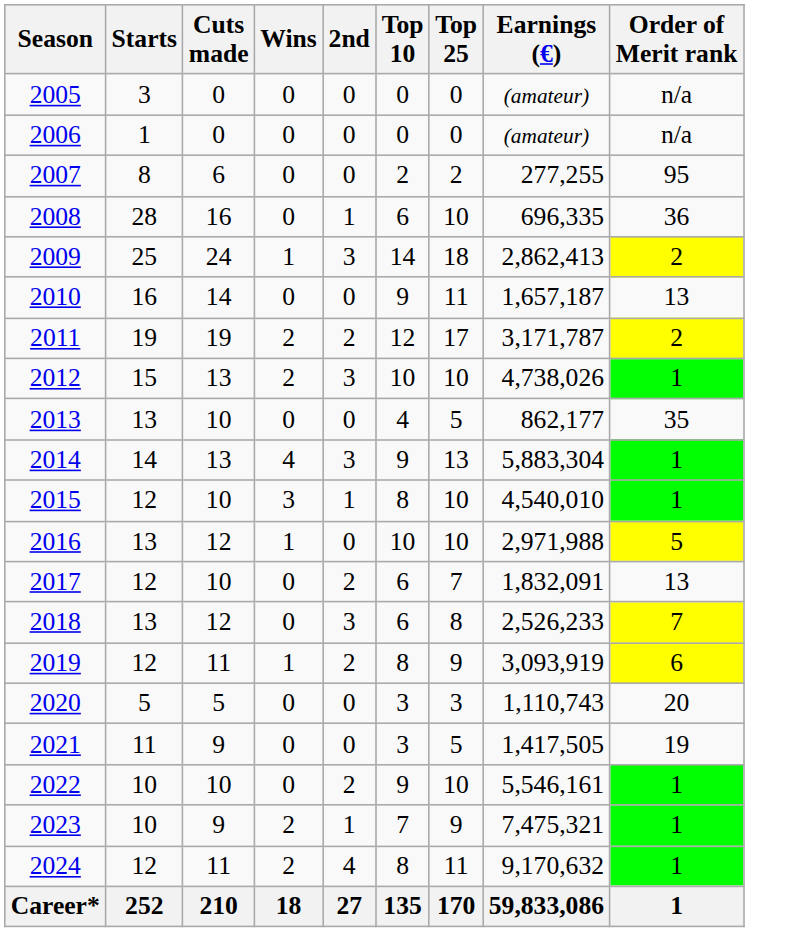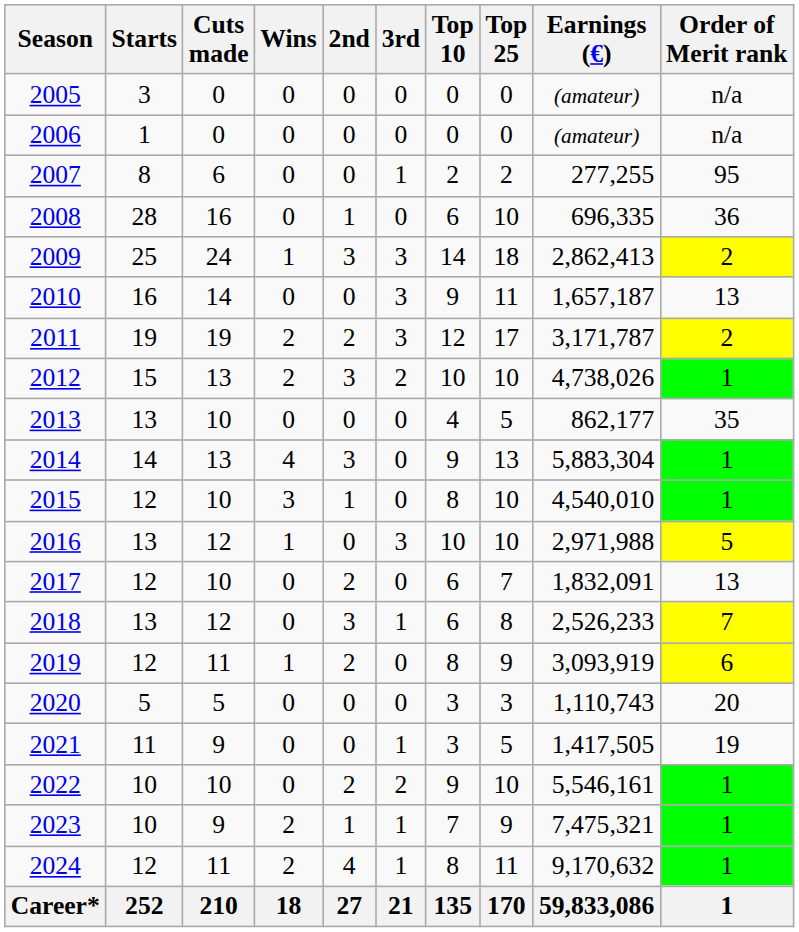+ column: (401, 39)
